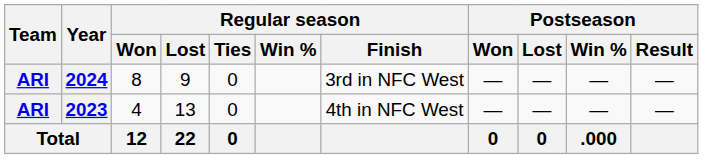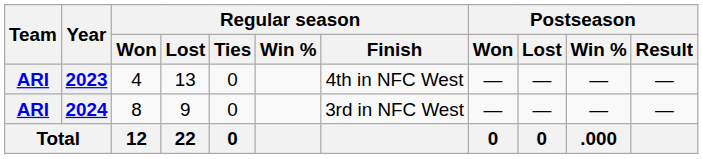rows swapped: (87, 109) <-> (87, 79)
